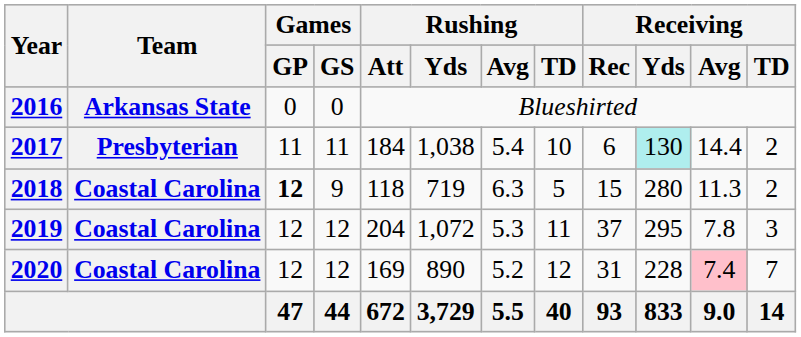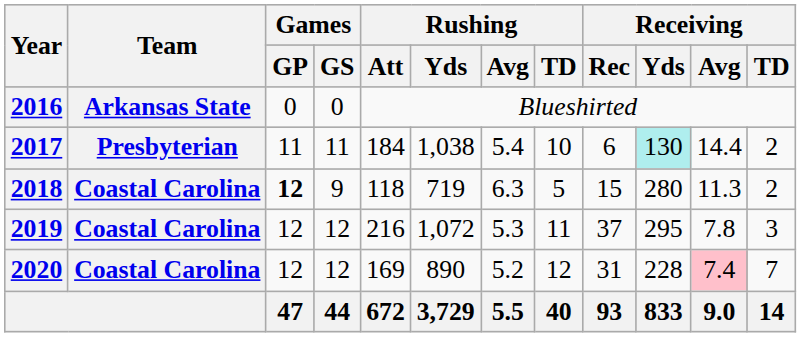(386, 229) 204 -> (386, 229) 216
